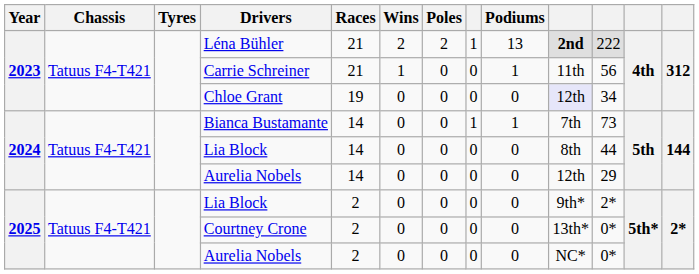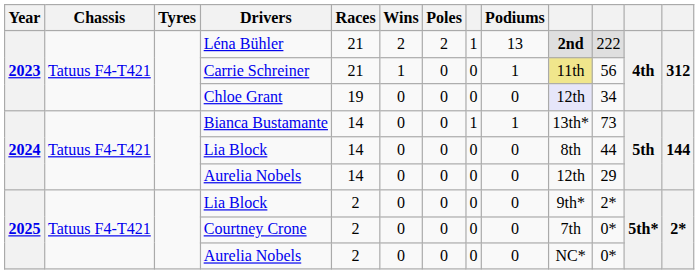(571, 70) no background -> (571, 70) khaki background
(571, 123) 7th -> (571, 123) 13th*
(571, 229) 13th* -> (571, 229) 7th
